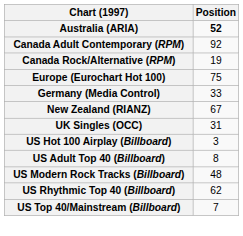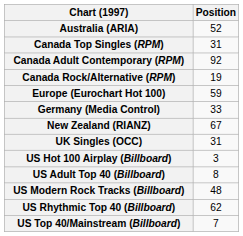(216, 28) bold -> (216, 28) normal
+ row: (99, 45)
(216, 77) 75 -> (216, 93) 59
